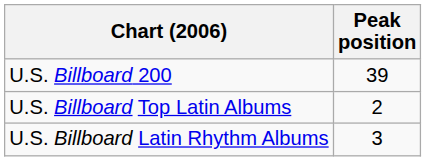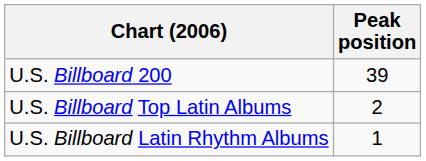(377, 139) 3 -> (377, 139) 1
